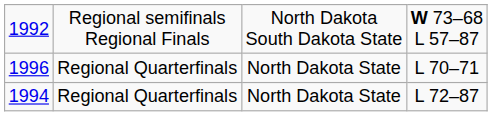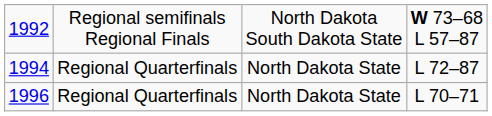rows swapped: (29, 96) <-> (29, 67)
